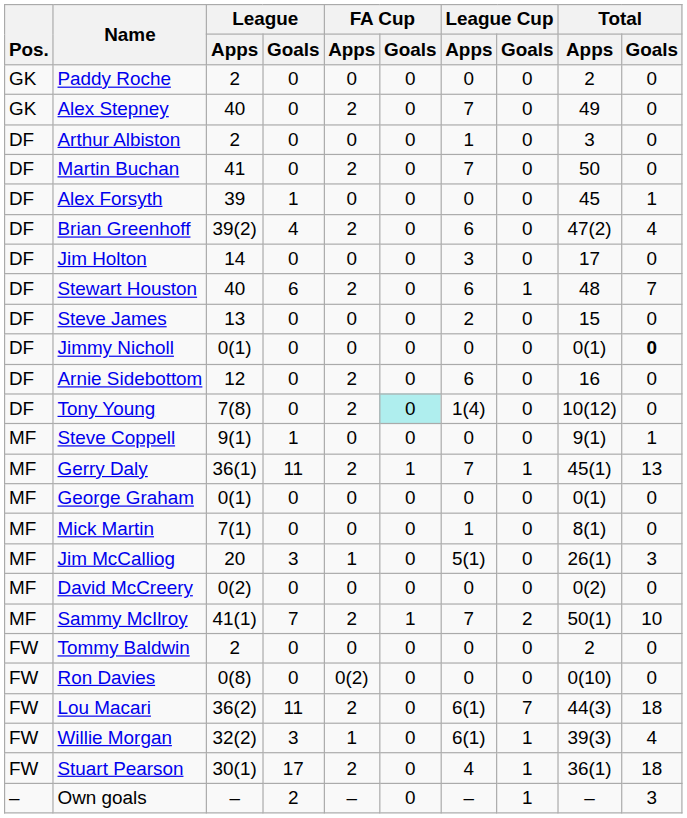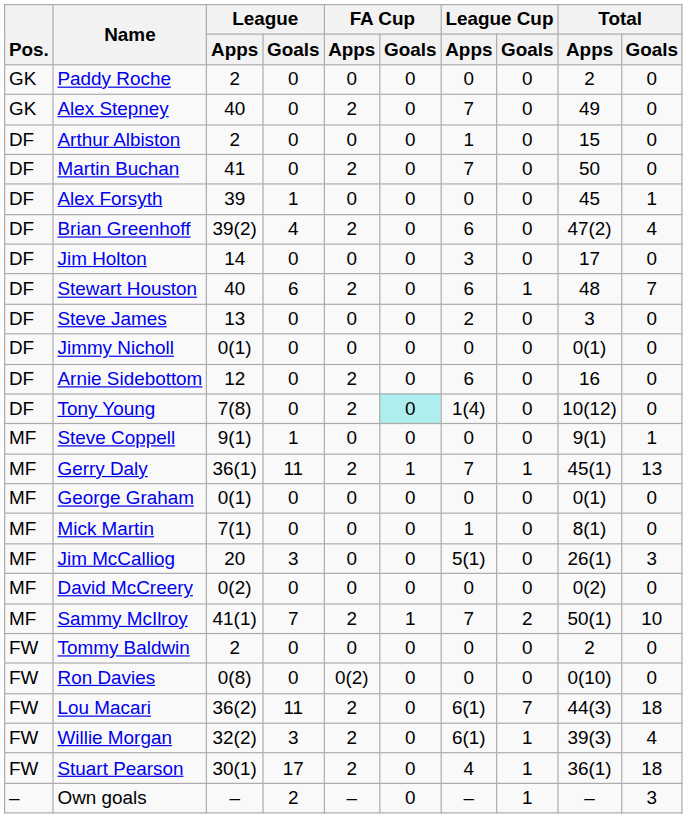(590, 139) 3 -> (590, 139) 15
(590, 318) 15 -> (590, 318) 3
(652, 348) bold -> (652, 348) normal
(352, 558) 1 -> (352, 558) 0
(352, 738) 1 -> (352, 738) 2
